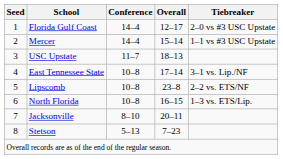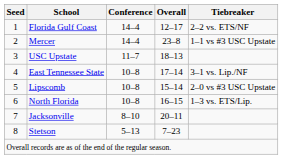(233, 27) 2–0 vs #3 USC Upstate -> (220, 27) 2–2 vs. ETS/NF
(171, 42) 15–14 -> (171, 42) 23–8
(171, 87) 23–8 -> (171, 87) 15–14
(220, 87) 2–2 vs. ETS/NF -> (233, 87) 2–0 vs #3 USC Upstate
